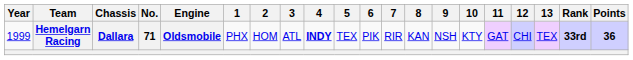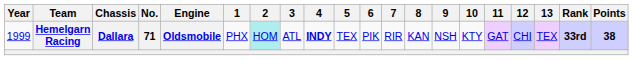(265, 36) no background -> (265, 36) paleturquoise background
(609, 36) 36 -> (609, 36) 38
